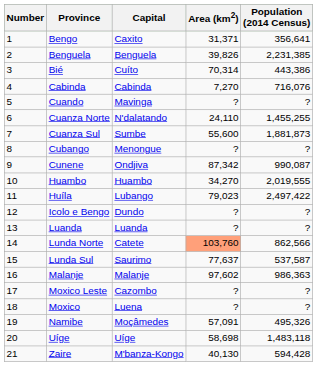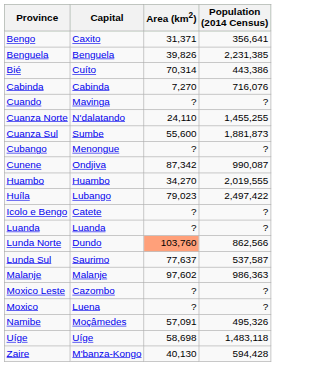- column: (25, 17)
(129, 212) Dundo -> (87, 212) Catete
(129, 243) Catete -> (87, 243) Dundo
